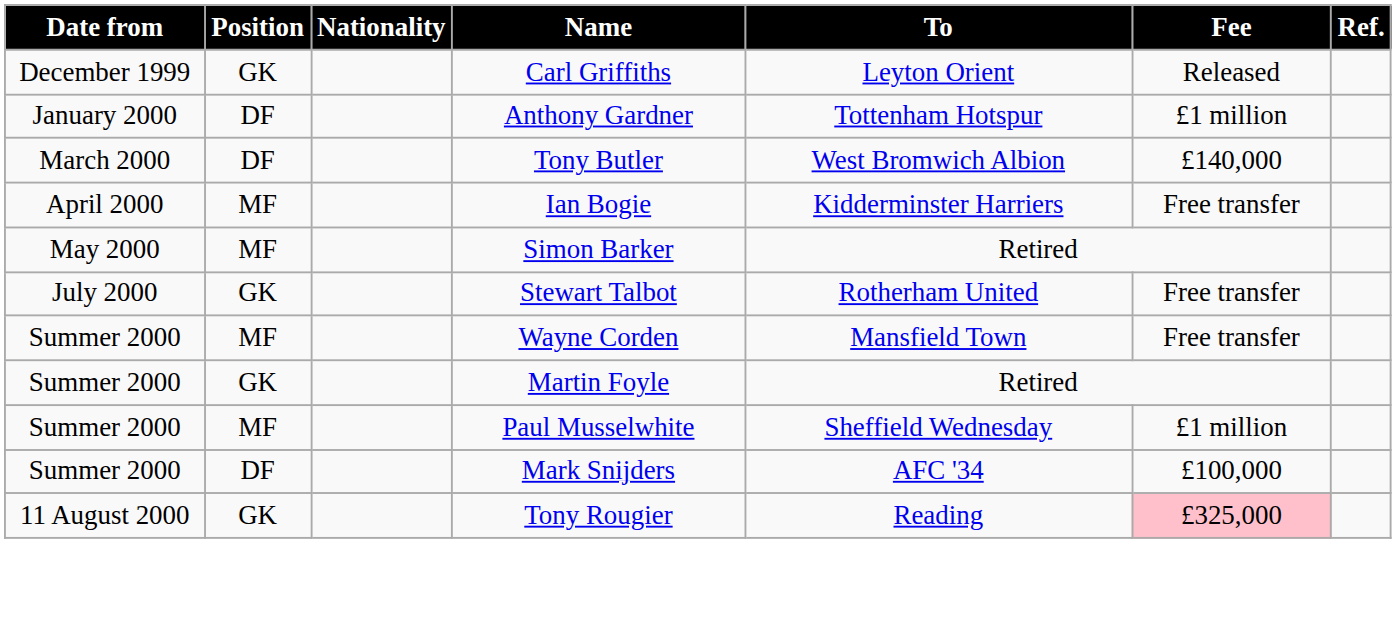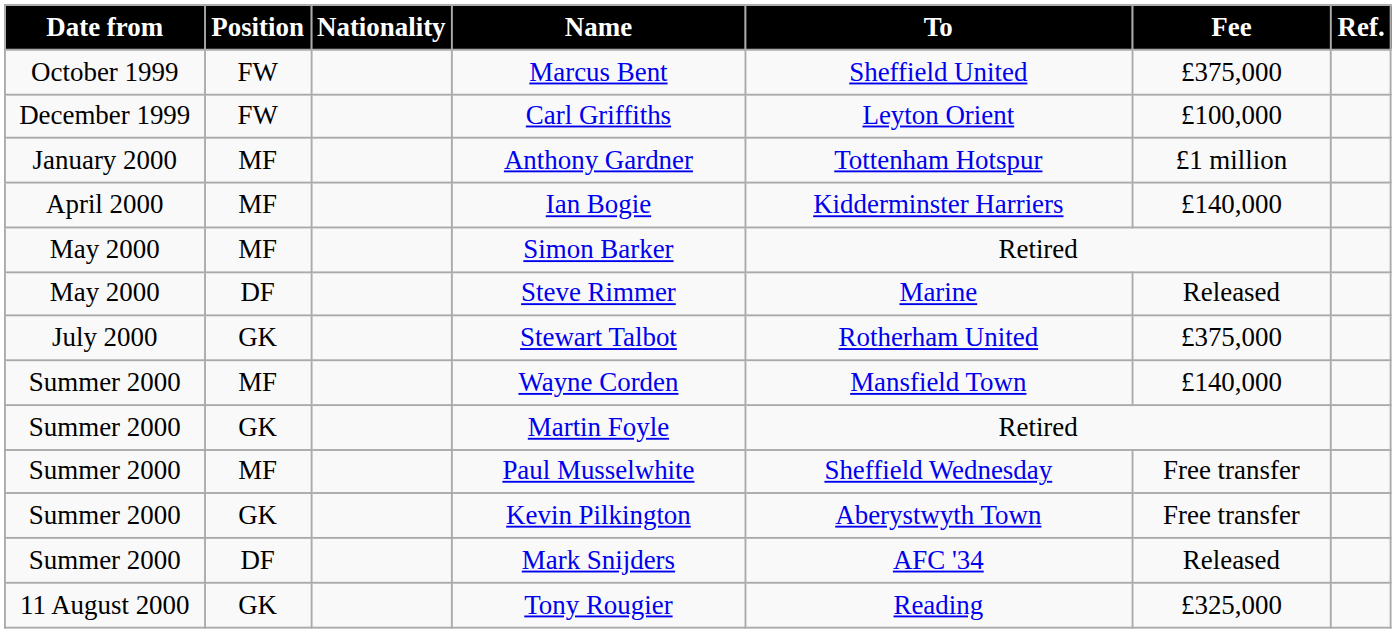+ row: (598, 71)
(258, 71) GK -> (258, 115) FW
(1231, 71) Released -> (1231, 115) £100,000
(258, 115) DF -> (258, 160) MF
- row: (598, 160)
(1231, 204) Free transfer -> (1231, 204) £140,000
+ row: (598, 293)
(1231, 293) Free transfer -> (1231, 337) £375,000
(1231, 337) Free transfer -> (1231, 382) £140,000
(1231, 426) £1 million -> (1231, 471) Free transfer
+ row: (598, 515)
(1231, 471) £100,000 -> (1231, 560) Released
(1231, 515) pink background -> (1231, 604) no background
